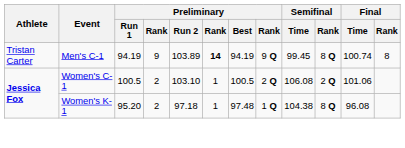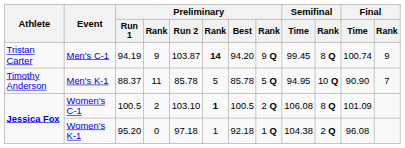(186, 56) 103.89 -> (186, 56) 103.87
(242, 56) 94.19 -> (242, 56) 94.20
(387, 56) 8 -> (387, 56) 9
+ row: (88, 81)
(215, 81) normal -> (215, 106) bold
(328, 81) 2 Q -> (328, 106) 8 Q
(357, 81) 101.06 -> (357, 106) 101.09
(156, 106) 2 -> (156, 131) 0
(242, 106) 97.48 -> (242, 131) 92.18
(328, 106) 8 Q -> (328, 131) 2 Q
